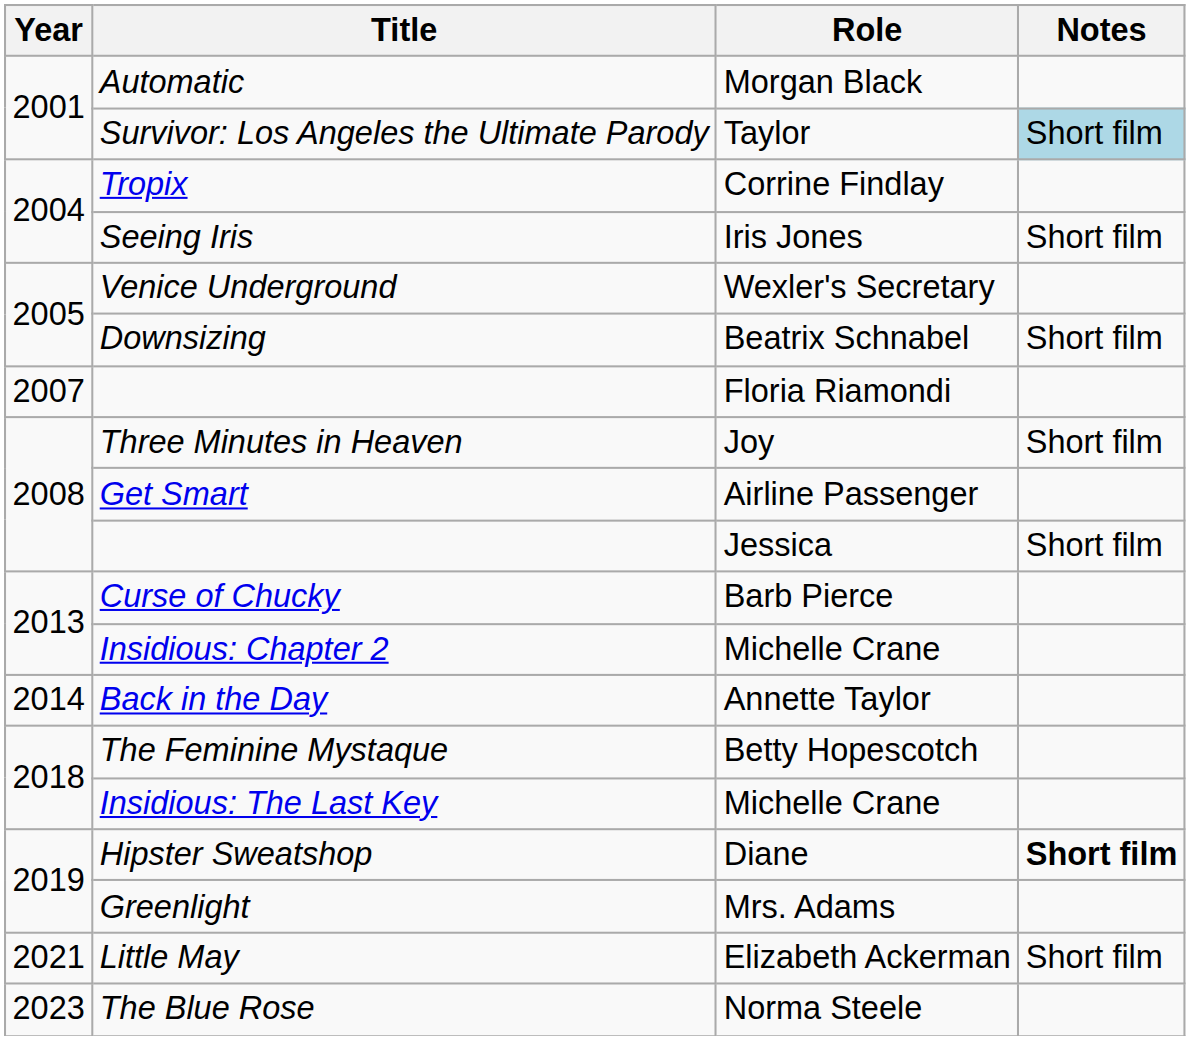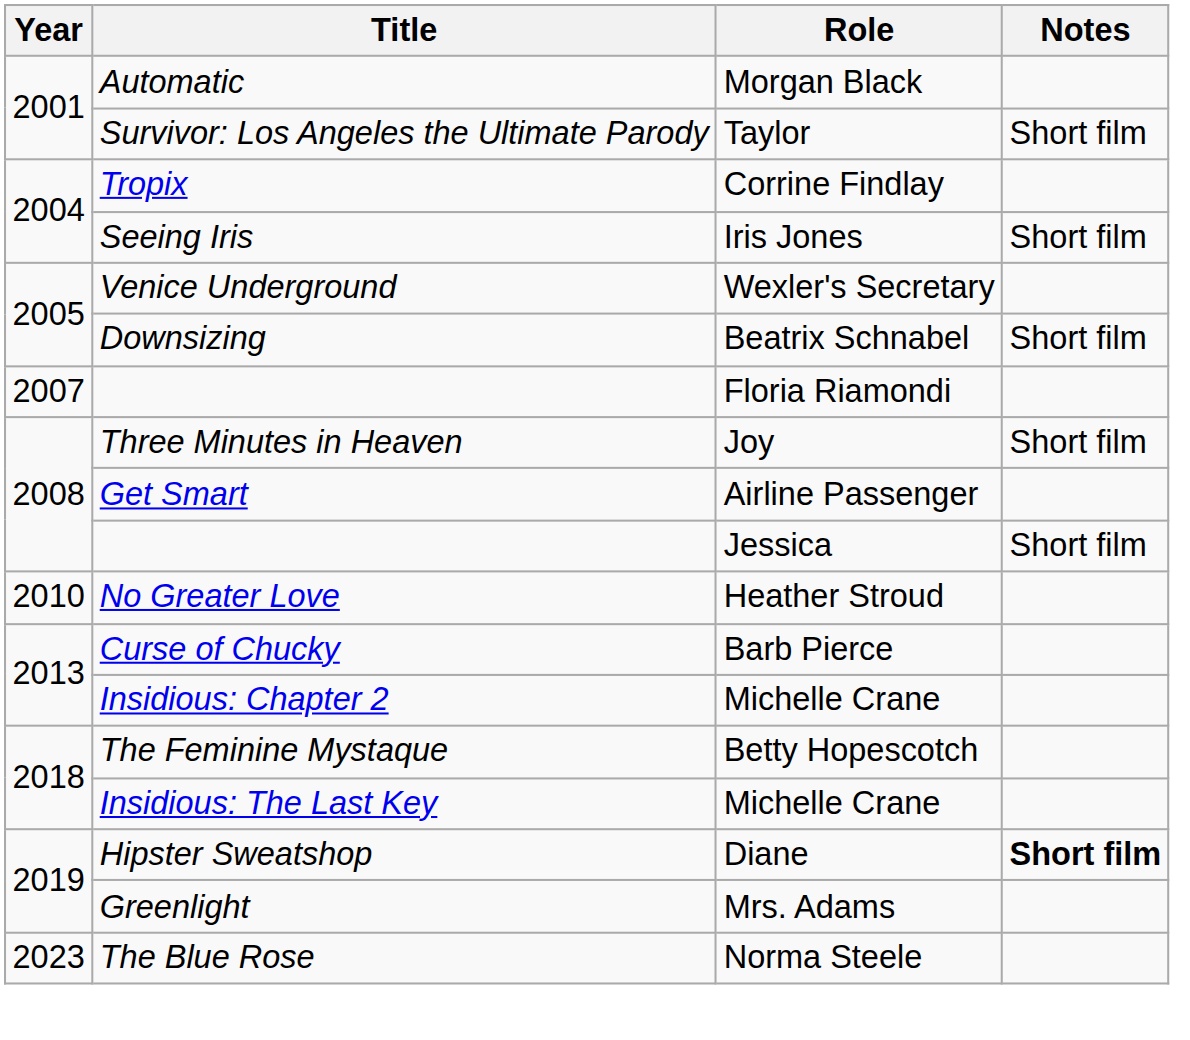(1094, 133) lightblue background -> (1078, 133) no background
+ row: (220, 596)
- row: (213, 699)
- row: (169, 957)
